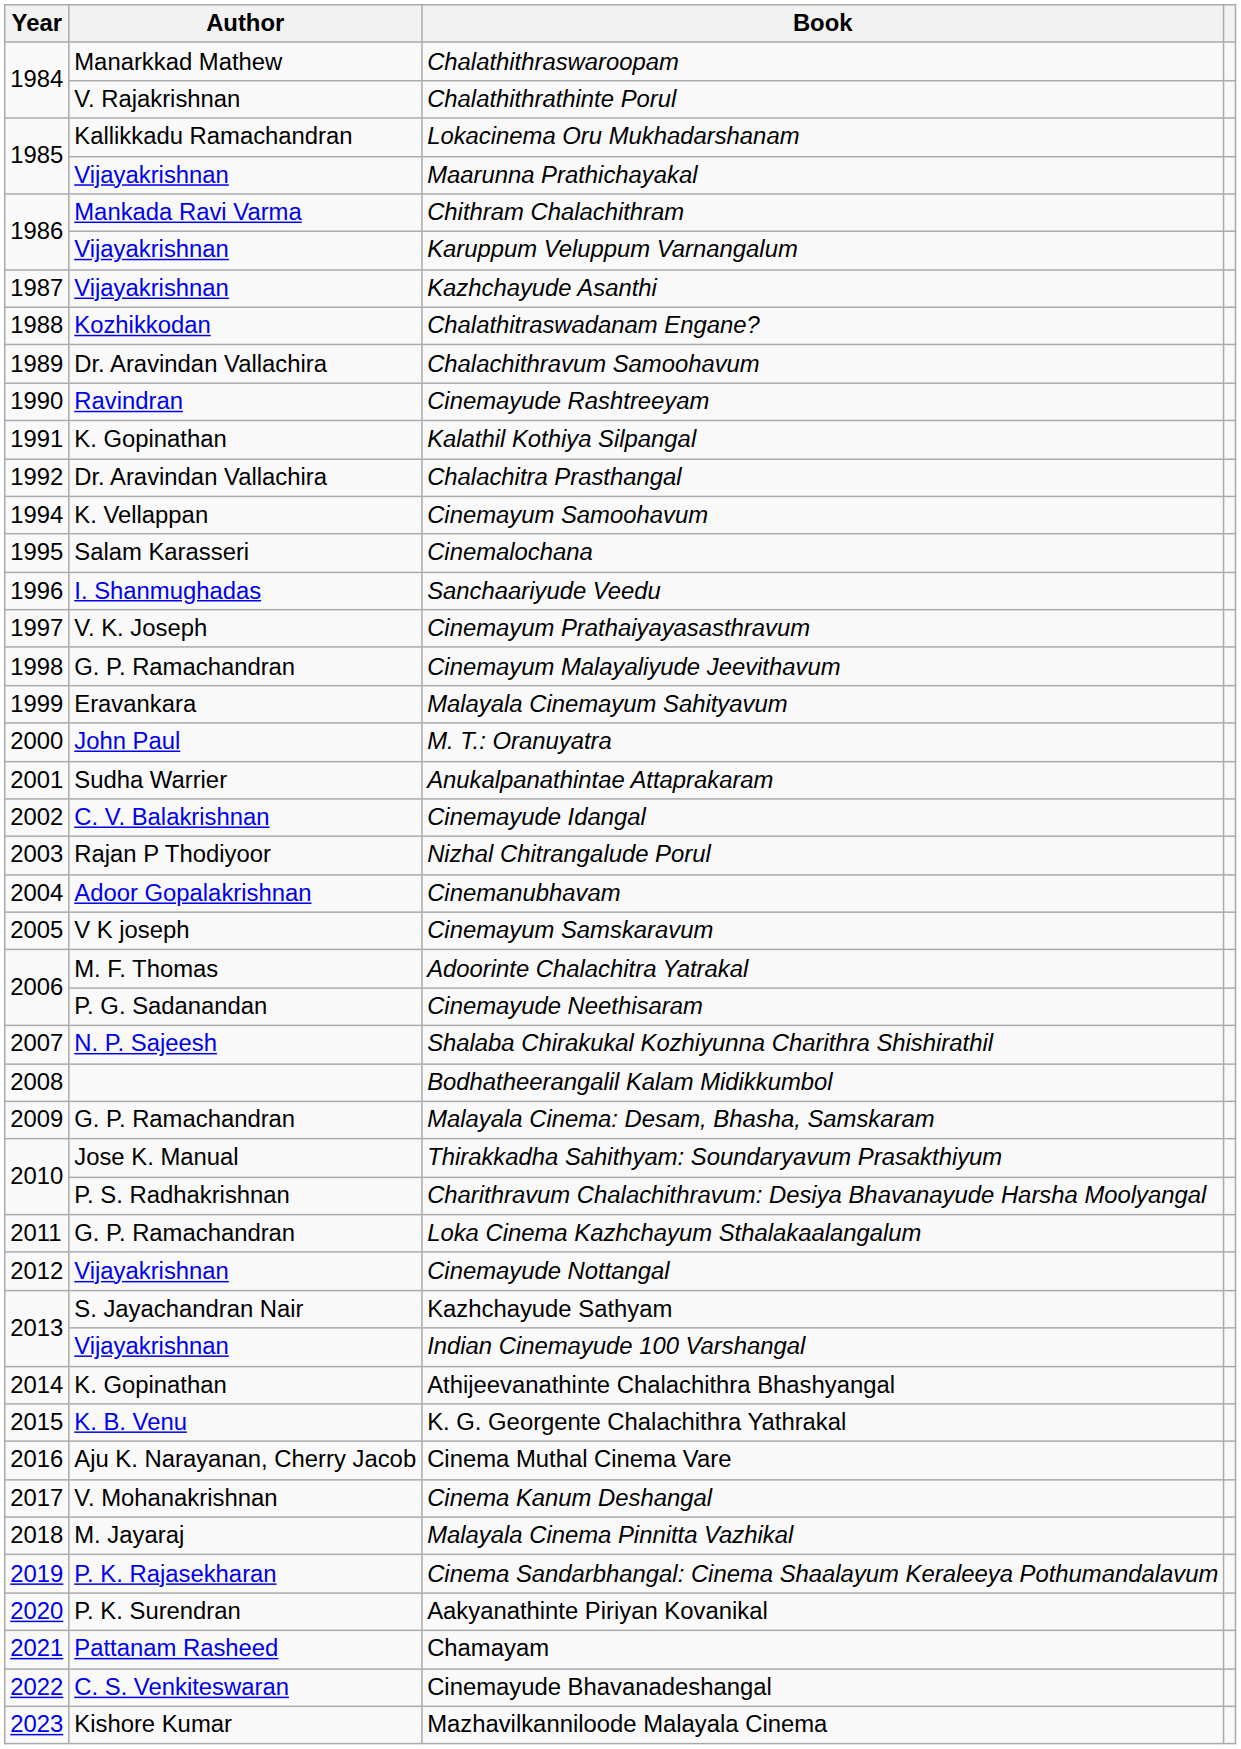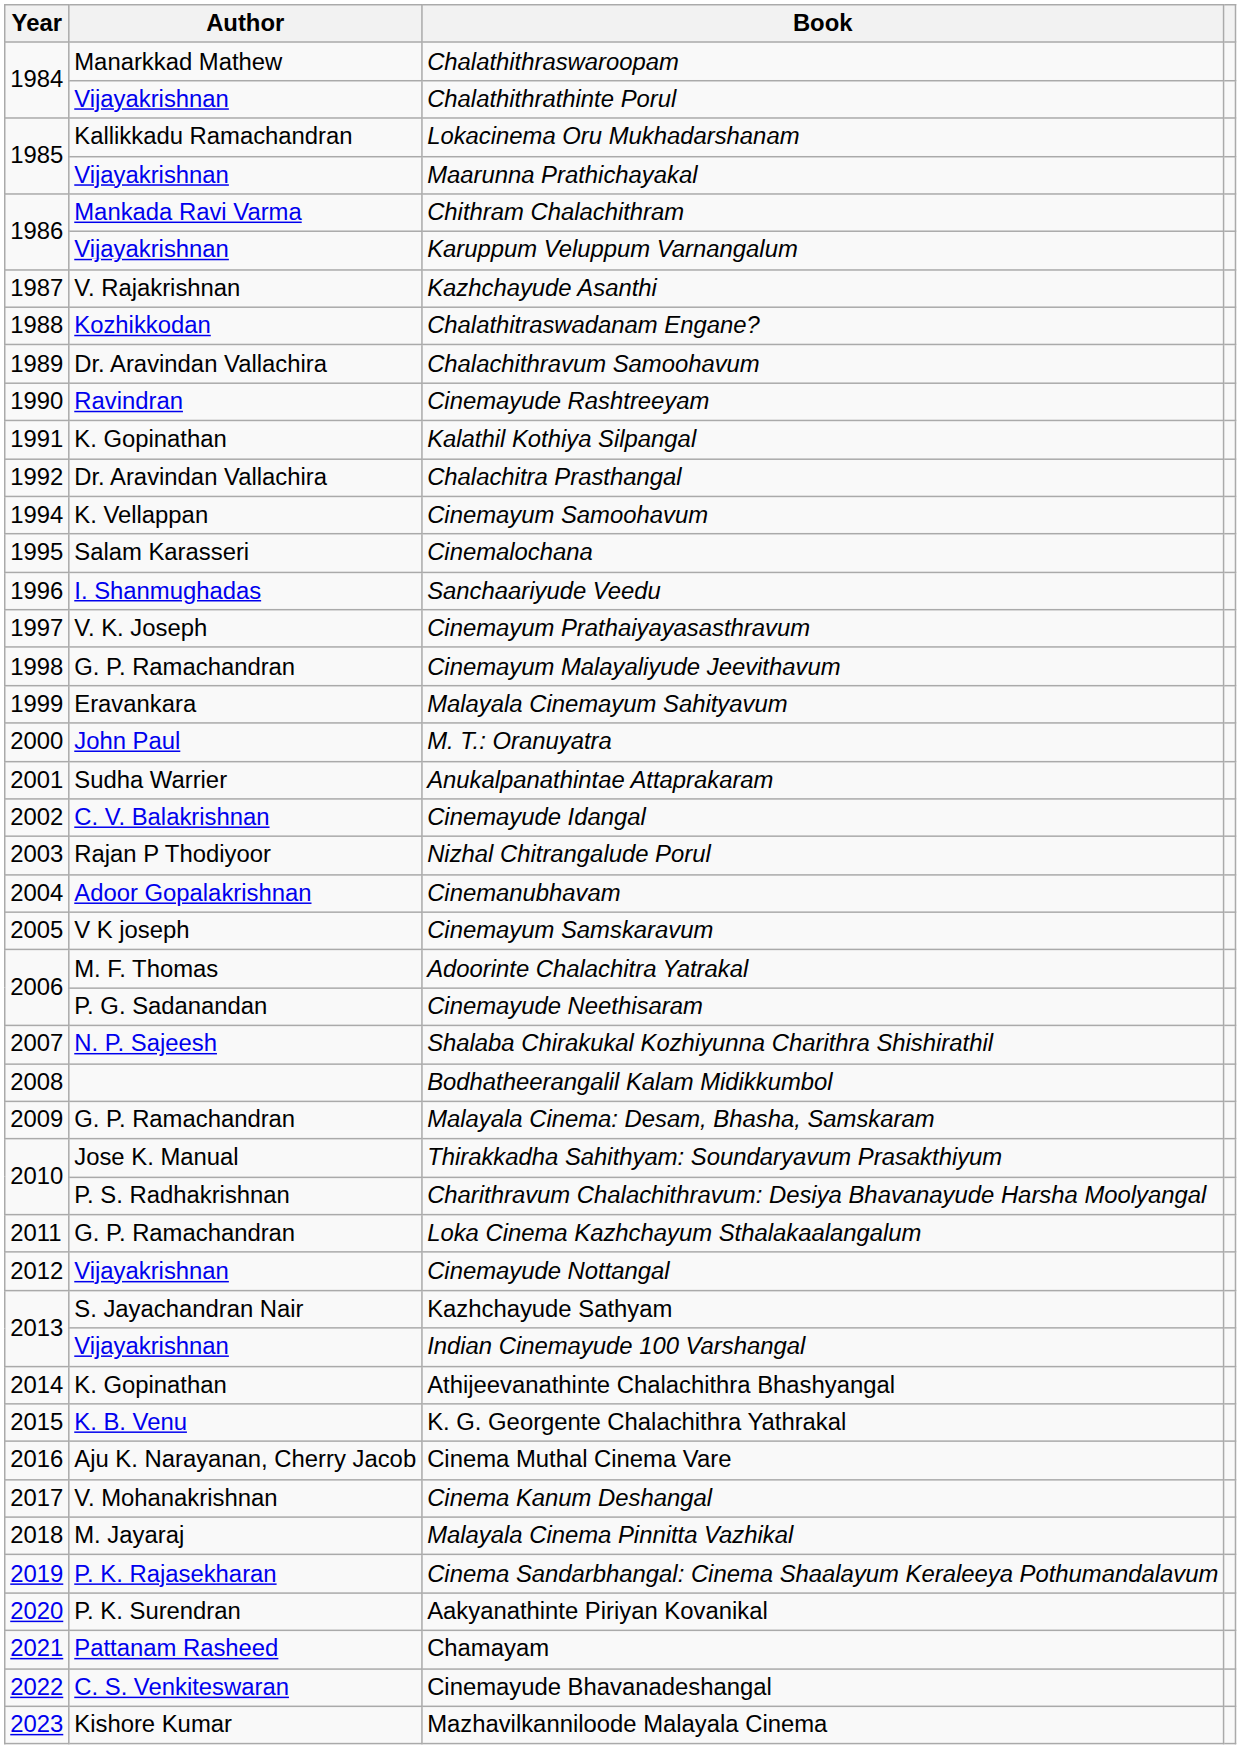(157, 99) V. Rajakrishnan -> (152, 99) Vijayakrishnan
(152, 288) Vijayakrishnan -> (157, 288) V. Rajakrishnan
